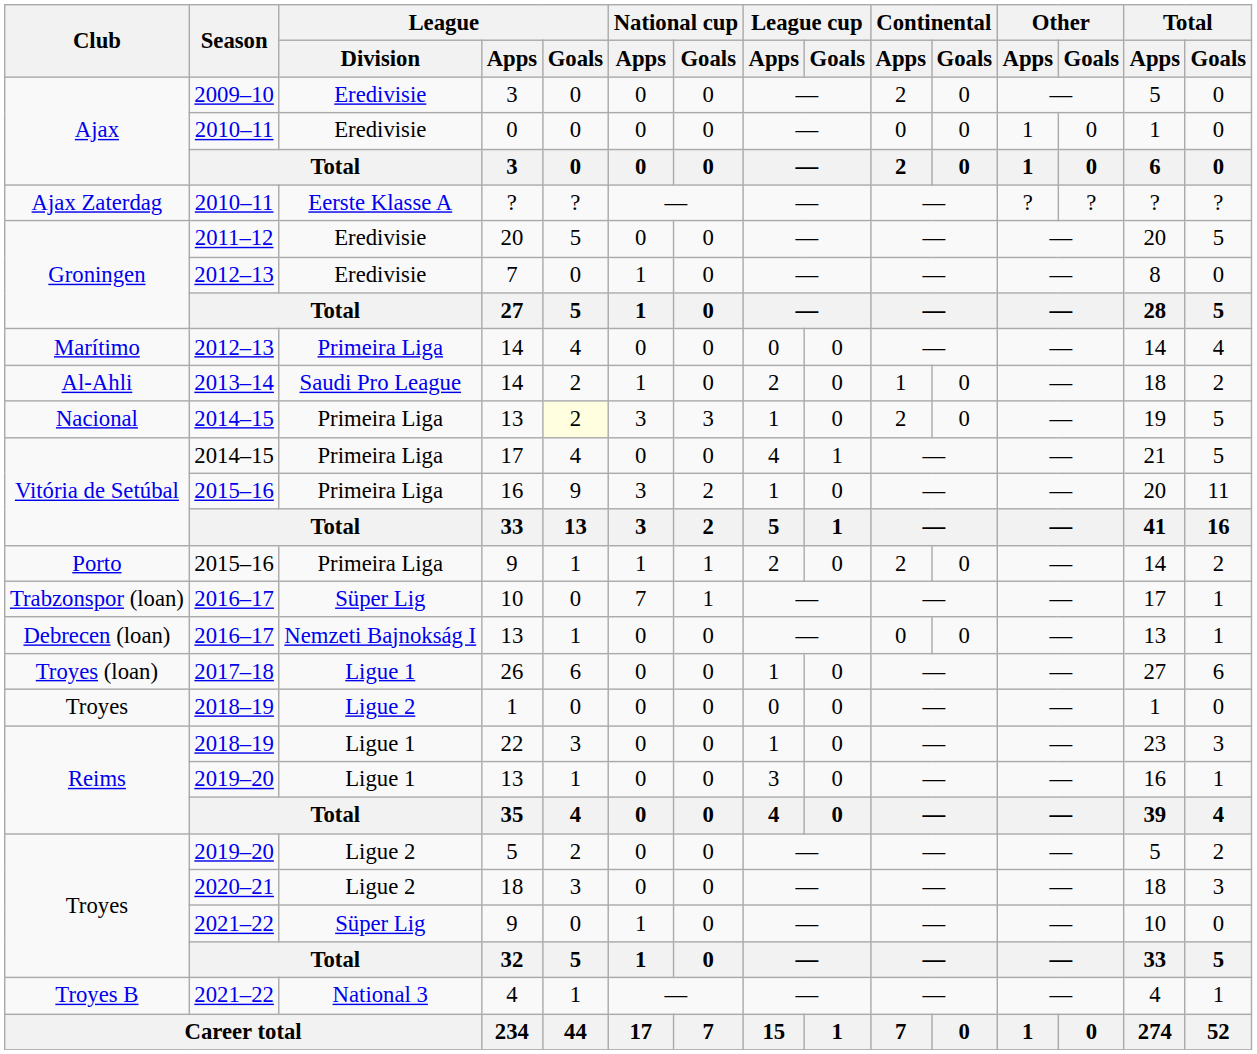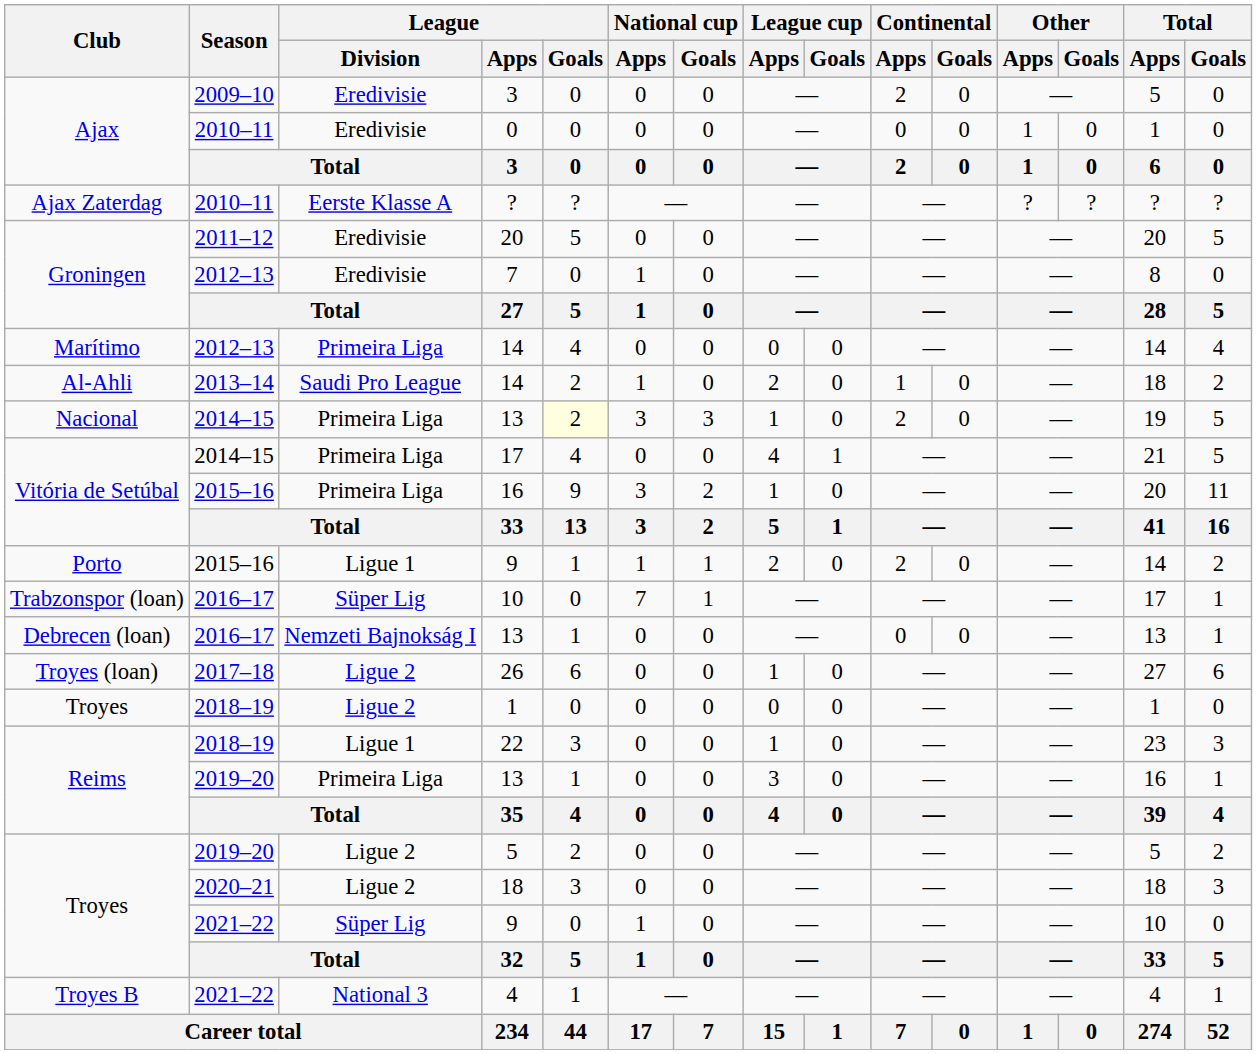(380, 563) Primeira Liga -> (380, 563) Ligue 1
(380, 671) Ligue 1 -> (380, 671) Ligue 2
(380, 779) Ligue 1 -> (380, 779) Primeira Liga
